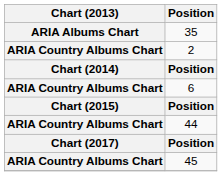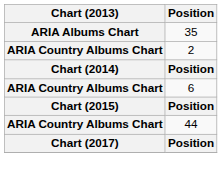- row: (191, 161)
